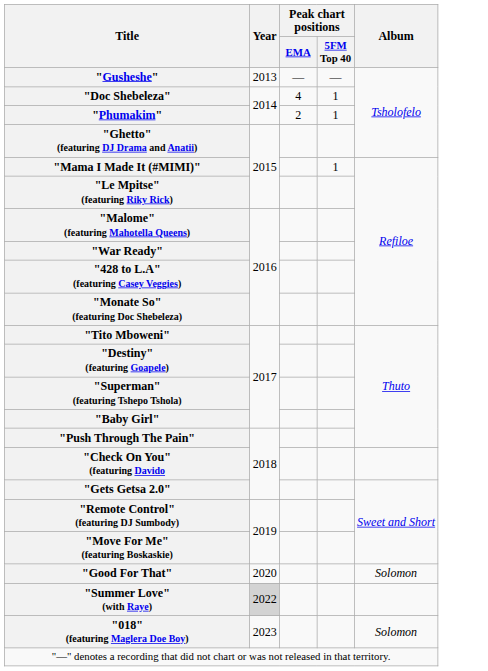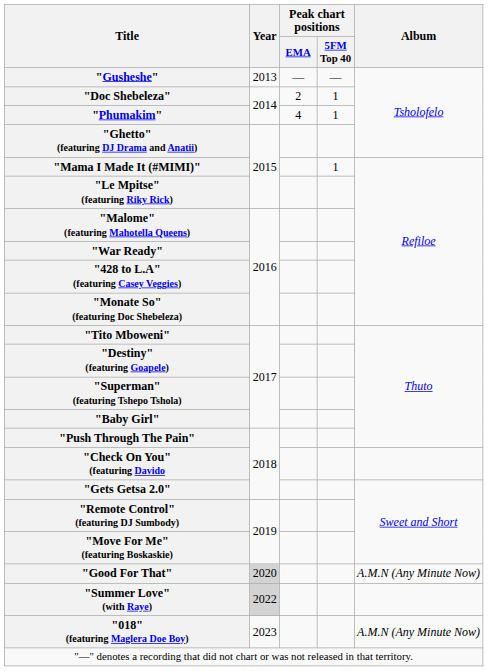(298, 96) 4 -> (298, 96) 2
(298, 115) 2 -> (298, 115) 4
(265, 573) no background -> (265, 573) lightgrey background
(396, 573) Solomon -> (419, 573) A.M.N (Any Minute Now)
(396, 632) Solomon -> (419, 632) A.M.N (Any Minute Now)
